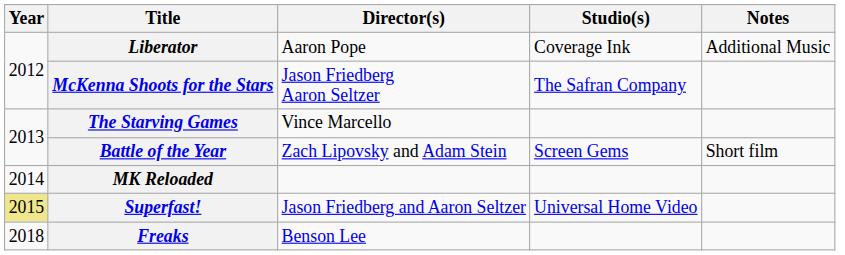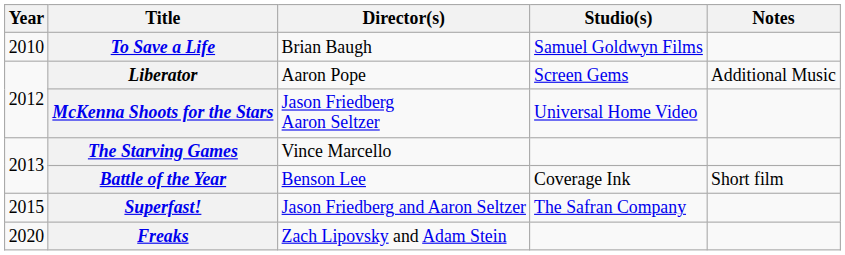+ row: (163, 46)
(582, 46) Coverage Ink -> (581, 74) Screen Gems
(610, 84) The Safran Company -> (616, 113) Universal Home Video
(394, 151) Zach Lipovsky and Adam Stein -> (324, 179) Benson Lee
(581, 151) Screen Gems -> (582, 179) Coverage Ink
- row: (163, 179)
(26, 207) khaki background -> (26, 207) no background
(616, 207) Universal Home Video -> (610, 207) The Safran Company
(26, 235) 2018 -> (26, 235) 2020
(324, 235) Benson Lee -> (394, 235) Zach Lipovsky and Adam Stein
